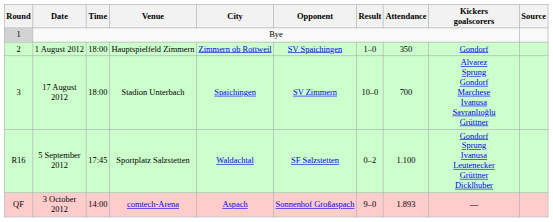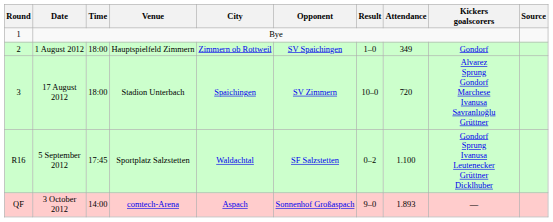(18, 34) lightgrey background -> (18, 34) no background
(406, 48) 350 -> (406, 48) 349
(406, 92) 700 -> (406, 92) 720
